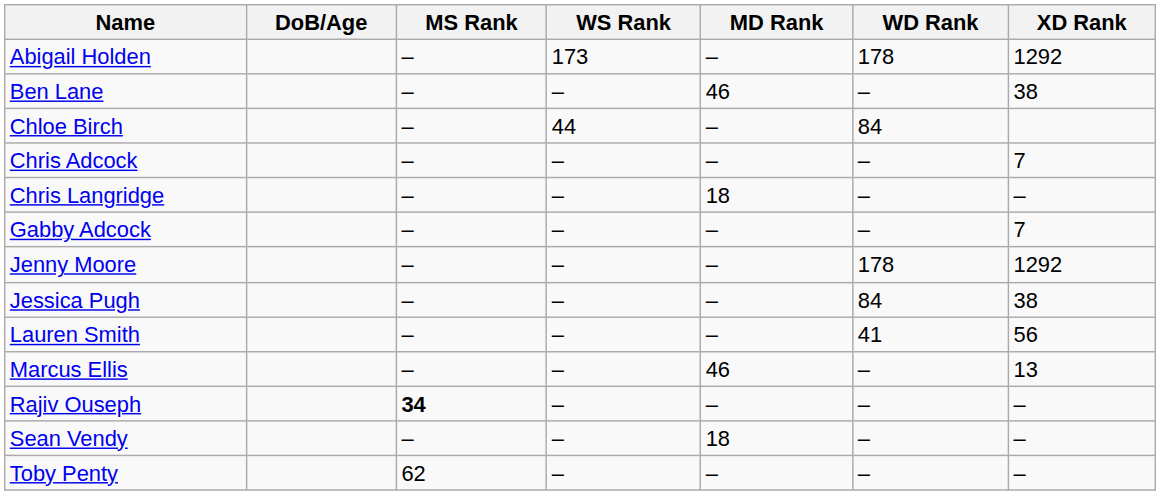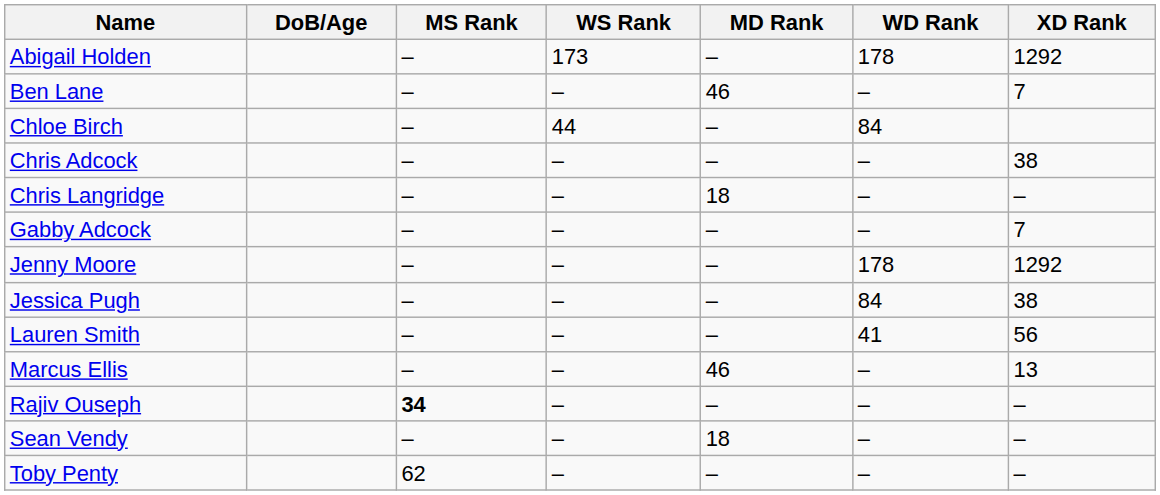(1026, 92) 38 -> (1020, 92) 7
(1020, 161) 7 -> (1026, 161) 38
